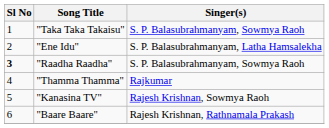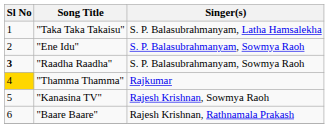(217, 30) S. P. Balasubrahmanyam, Sowmya Raoh -> (226, 30) S. P. Balasubrahmanyam, Latha Hamsalekha
(226, 47) S. P. Balasubrahmanyam, Latha Hamsalekha -> (217, 47) S. P. Balasubrahmanyam, Sowmya Raoh
(9, 81) no background -> (9, 81) gold background
